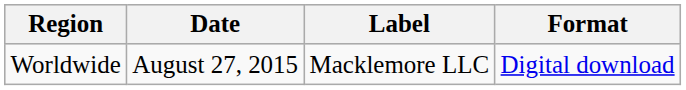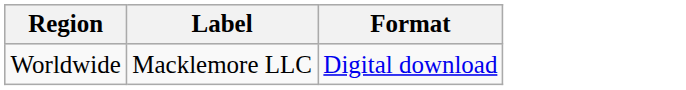- column: (215, 24)
